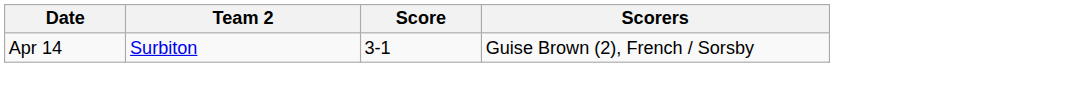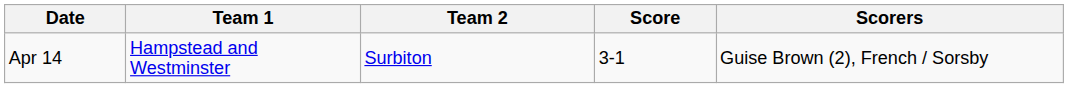+ column: (243, 18)
